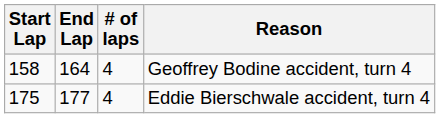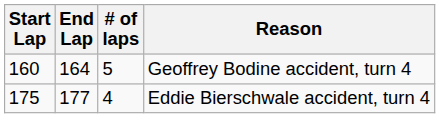(24, 68) 158 -> (24, 68) 160
(108, 68) 4 -> (108, 68) 5
